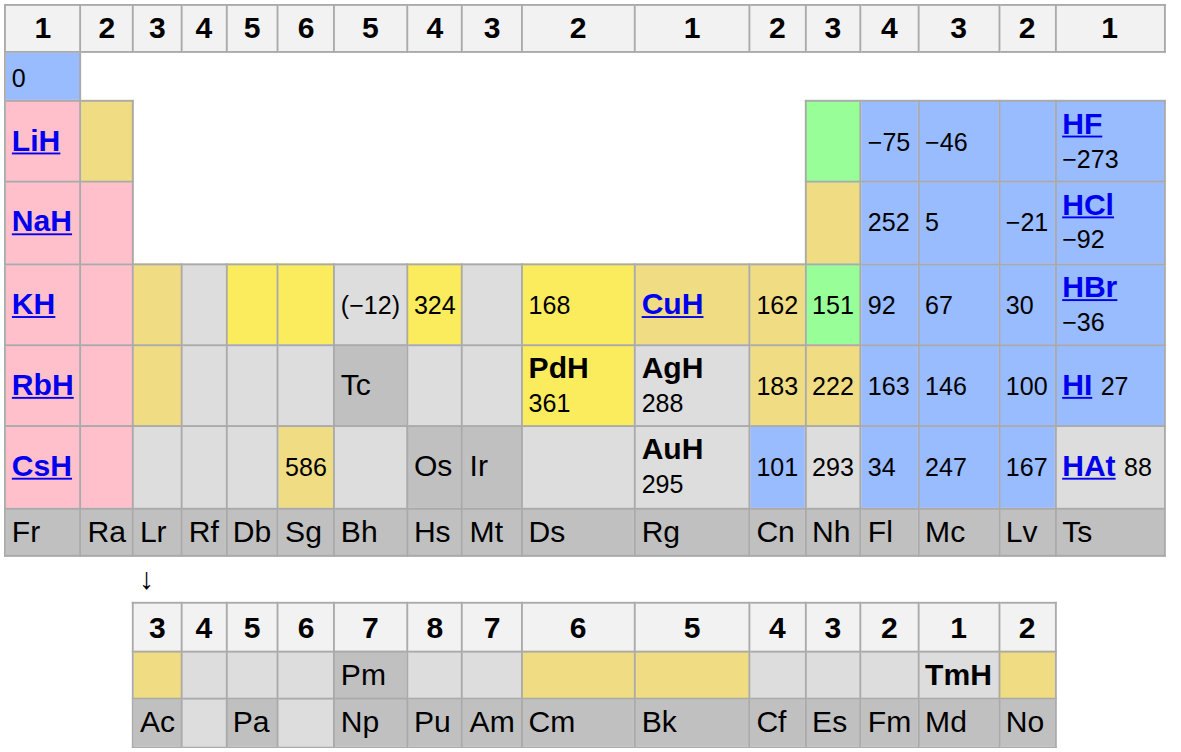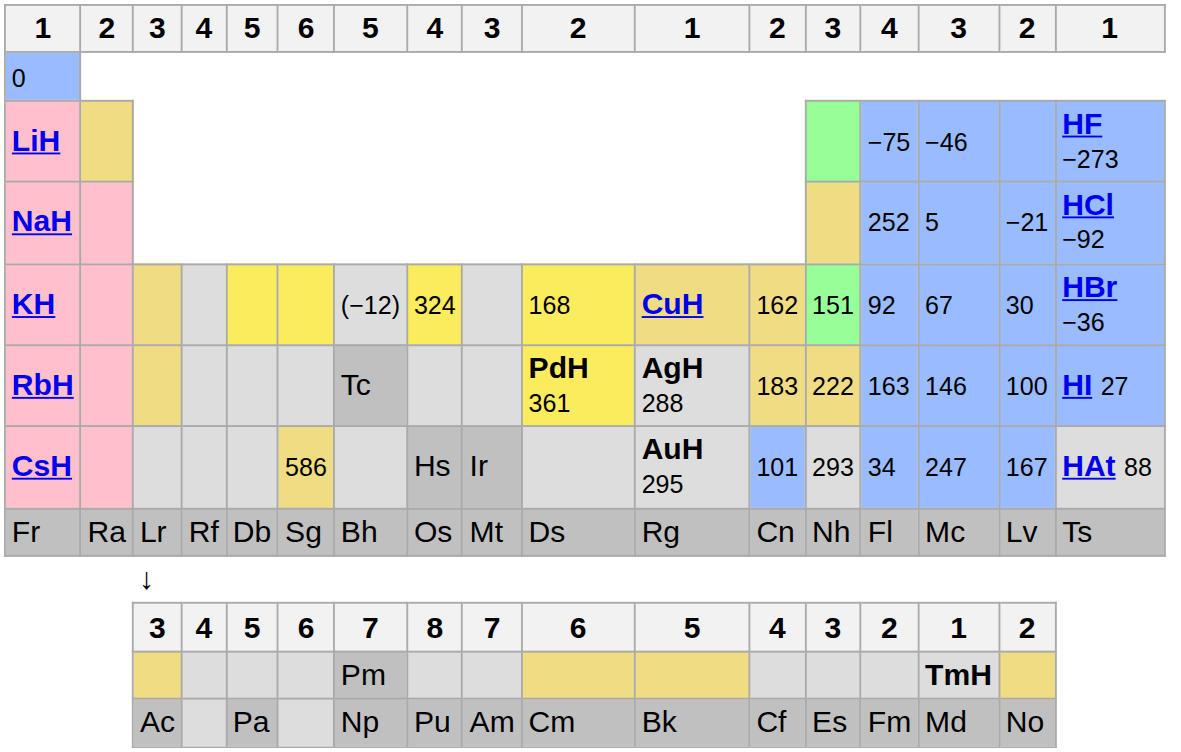(433, 466) Os -> (432, 466) Hs
(432, 531) Hs -> (433, 531) Os
